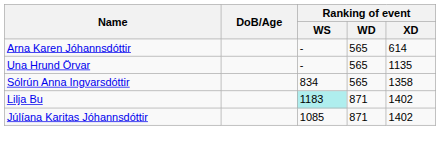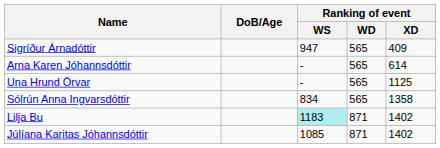+ row: (51, 48)
(400, 65) 1135 -> (400, 83) 1125
